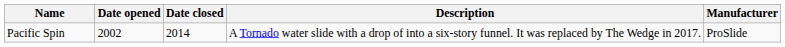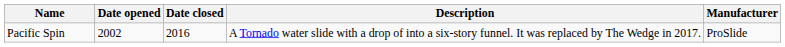(178, 32) 2014 -> (178, 32) 2016
